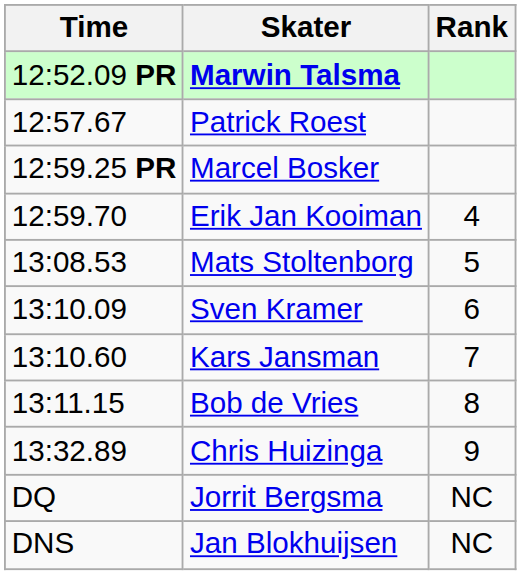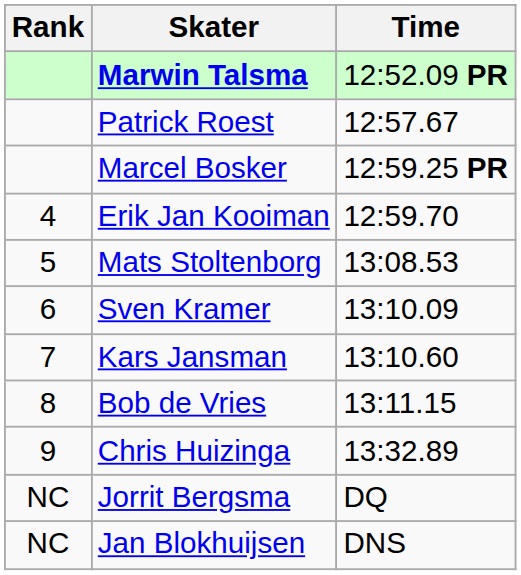columns swapped: (472, 27) <-> (94, 27)
